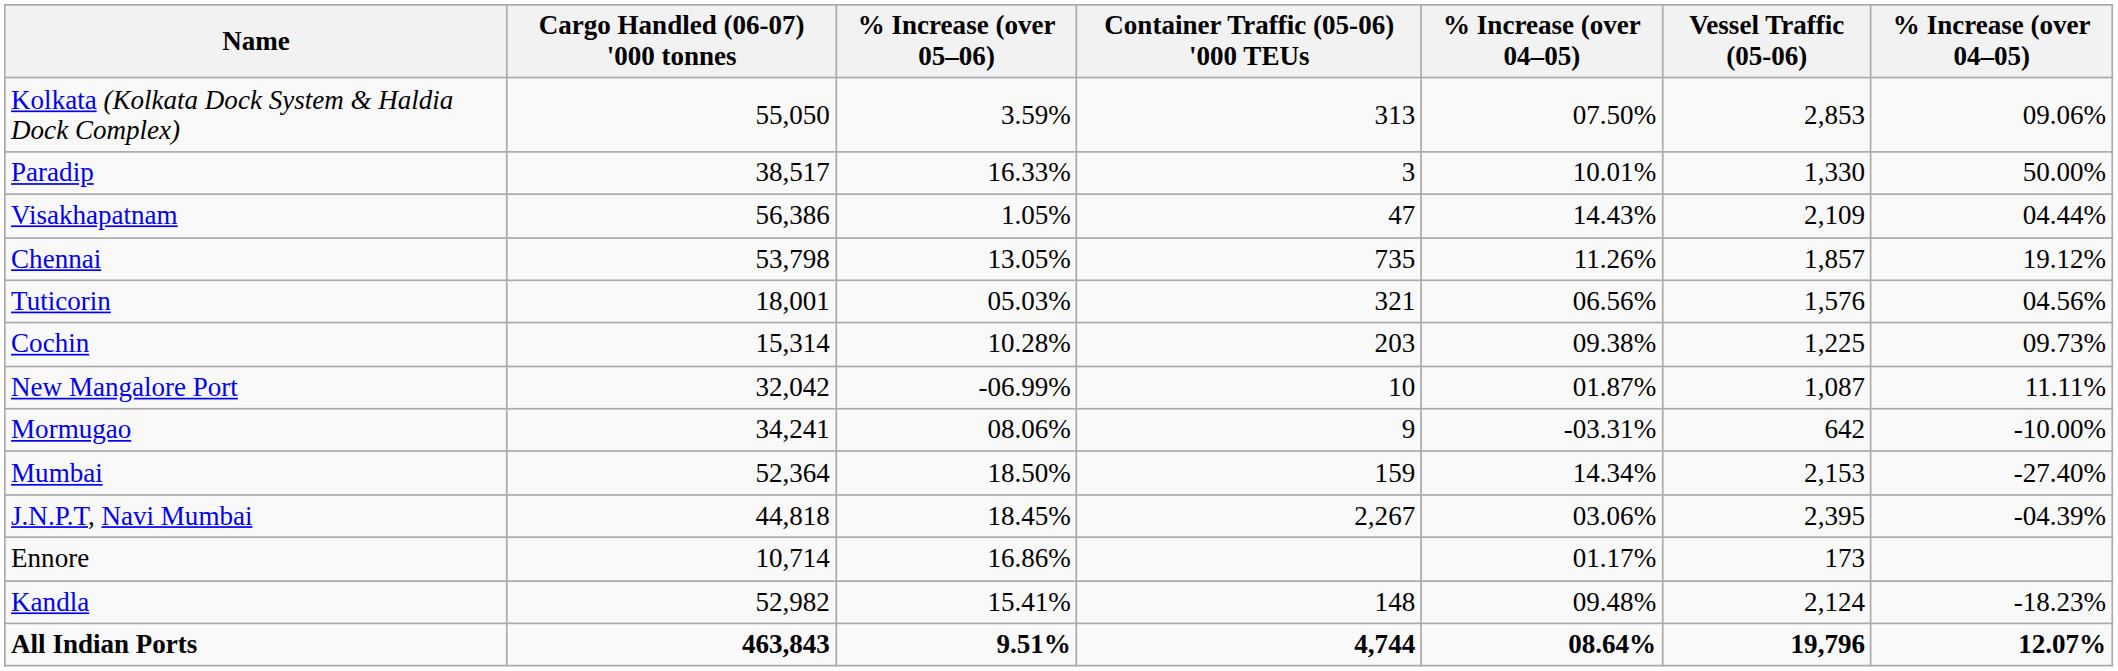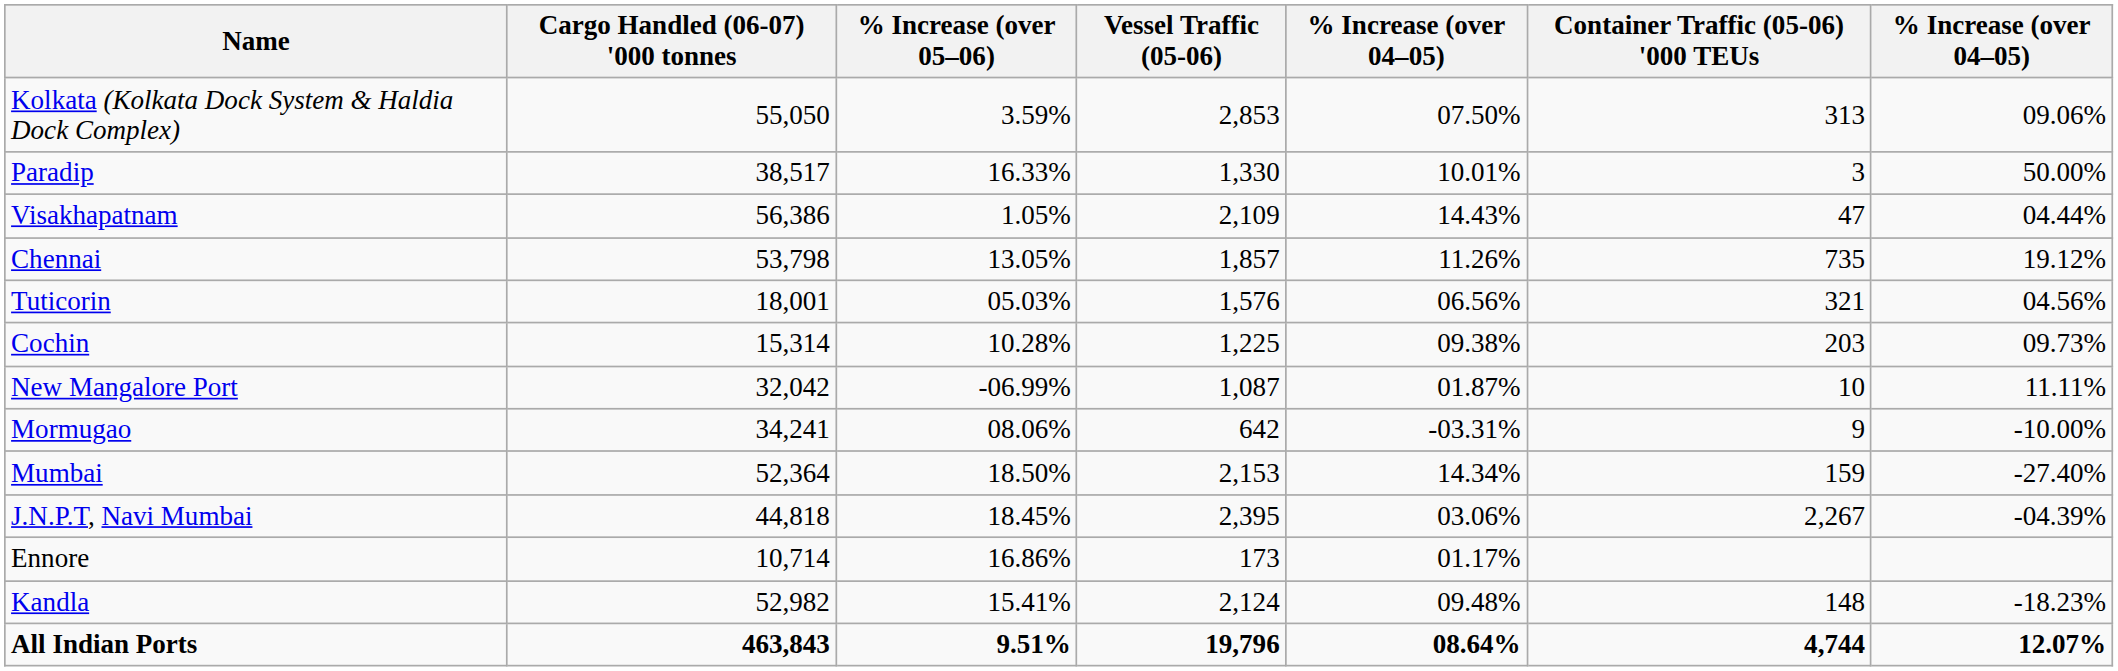columns swapped: (1767, 41) <-> (1249, 41)
